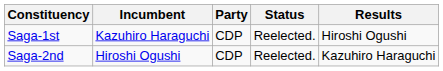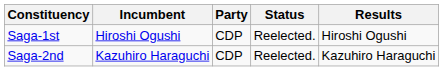(152, 35) Kazuhiro Haraguchi -> (138, 35) Hiroshi Ogushi
(138, 55) Hiroshi Ogushi -> (152, 55) Kazuhiro Haraguchi
